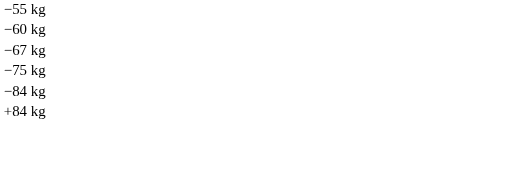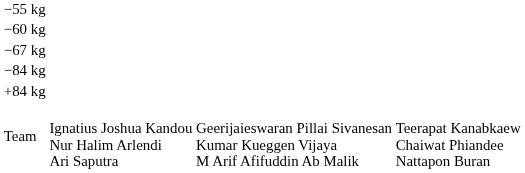- row: (25, 70)
+ row: (20, 136)
